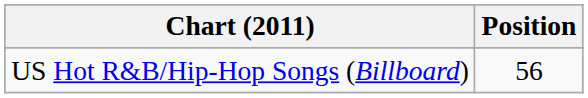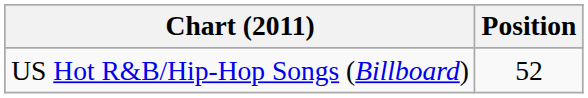(529, 69) 56 -> (529, 69) 52
